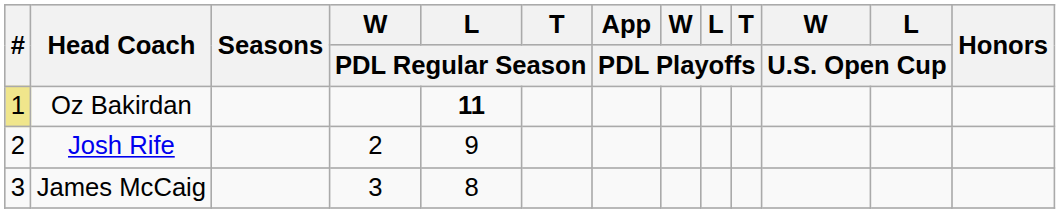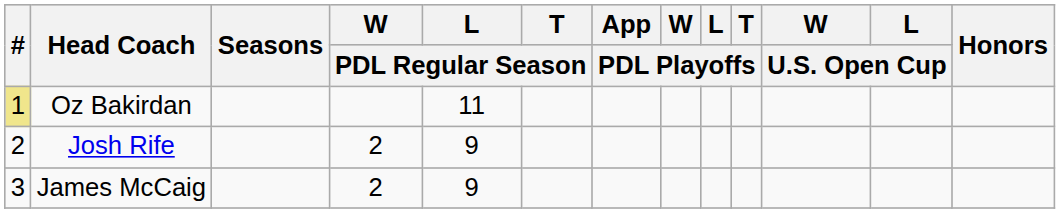(472, 106) bold -> (472, 106) normal
(375, 187) 3 -> (376, 187) 2
(472, 187) 8 -> (472, 187) 9
